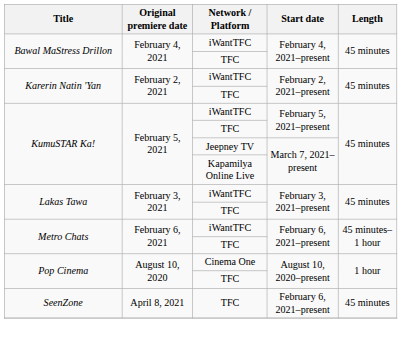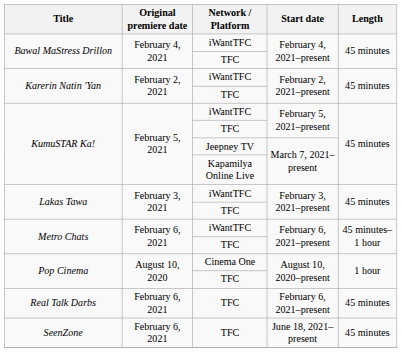+ row: (63, 303)
(157, 303) April 8, 2021 -> (157, 333) February 6, 2021
(303, 303) February 6, 2021–present -> (303, 333) June 18, 2021–present
